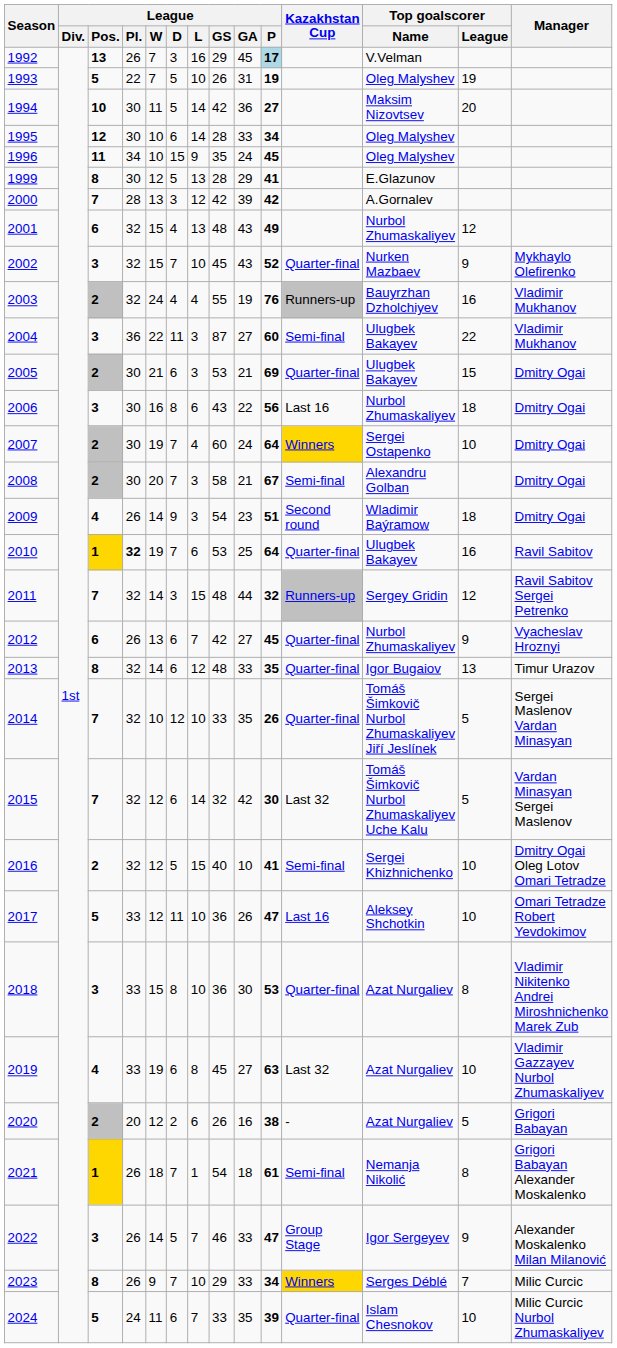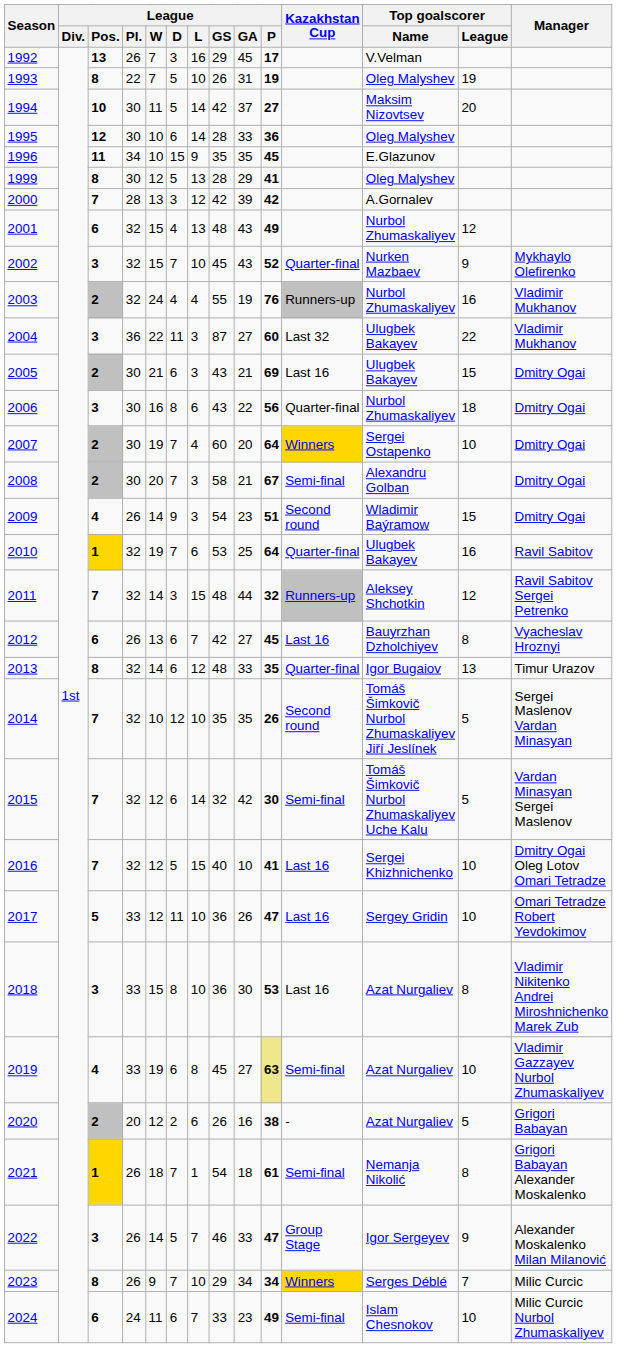(271, 58) lightblue background -> (271, 58) no background
(95, 79) 5 -> (95, 79) 8
(245, 108) 36 -> (245, 108) 37
(271, 136) 34 -> (271, 136) 36
(245, 157) 24 -> (245, 157) 35
(410, 157) Oleg Malyshev -> (400, 157) E.Glazunov
(400, 178) E.Glazunov -> (410, 178) Oleg Malyshev
(402, 300) Bauyrzhan Dzholchiyev -> (410, 300) Nurbol Zhumaskaliyev
(315, 336) Semi-final -> (307, 336) Last 32
(219, 372) 53 -> (219, 372) 43
(322, 372) Quarter-final -> (307, 372) Last 16
(307, 408) Last 16 -> (322, 408) Quarter-final
(245, 444) 24 -> (245, 444) 20
(469, 516) 18 -> (469, 516) 15
(133, 553) bold -> (133, 553) normal
(407, 596) Sergey Gridin -> (395, 596) Aleksey Shchotkin
(322, 639) Quarter-final -> (307, 639) Last 16
(410, 639) Nurbol Zhumaskaliyev -> (402, 639) Bauyrzhan Dzholchiyev
(465, 639) 9 -> (465, 639) 8
(219, 719) 33 -> (219, 719) 35
(322, 719) Quarter-final -> (308, 719) Second round
(307, 800) Last 32 -> (315, 800) Semi-final
(95, 865) 2 -> (95, 865) 7
(315, 865) Semi-final -> (307, 865) Last 16
(395, 916) Aleksey Shchotkin -> (407, 916) Sergey Gridin
(322, 990) Quarter-final -> (307, 990) Last 16
(271, 1070) no background -> (271, 1070) khaki background
(307, 1070) Last 32 -> (315, 1070) Semi-final
(245, 1281) 33 -> (245, 1281) 34
(95, 1317) 5 -> (95, 1317) 6
(245, 1317) 35 -> (245, 1317) 23
(271, 1317) 39 -> (271, 1317) 49
(322, 1317) Quarter-final -> (315, 1317) Semi-final
